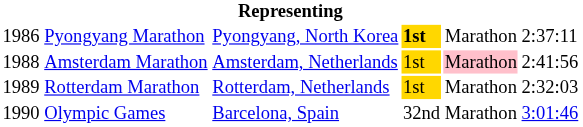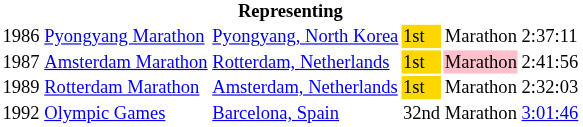(414, 36) bold -> (414, 36) normal
(21, 61) 1988 -> (21, 61) 1987
(305, 61) Amsterdam, Netherlands -> (301, 61) Rotterdam, Netherlands
(301, 87) Rotterdam, Netherlands -> (305, 87) Amsterdam, Netherlands
(21, 112) 1990 -> (21, 112) 1992
